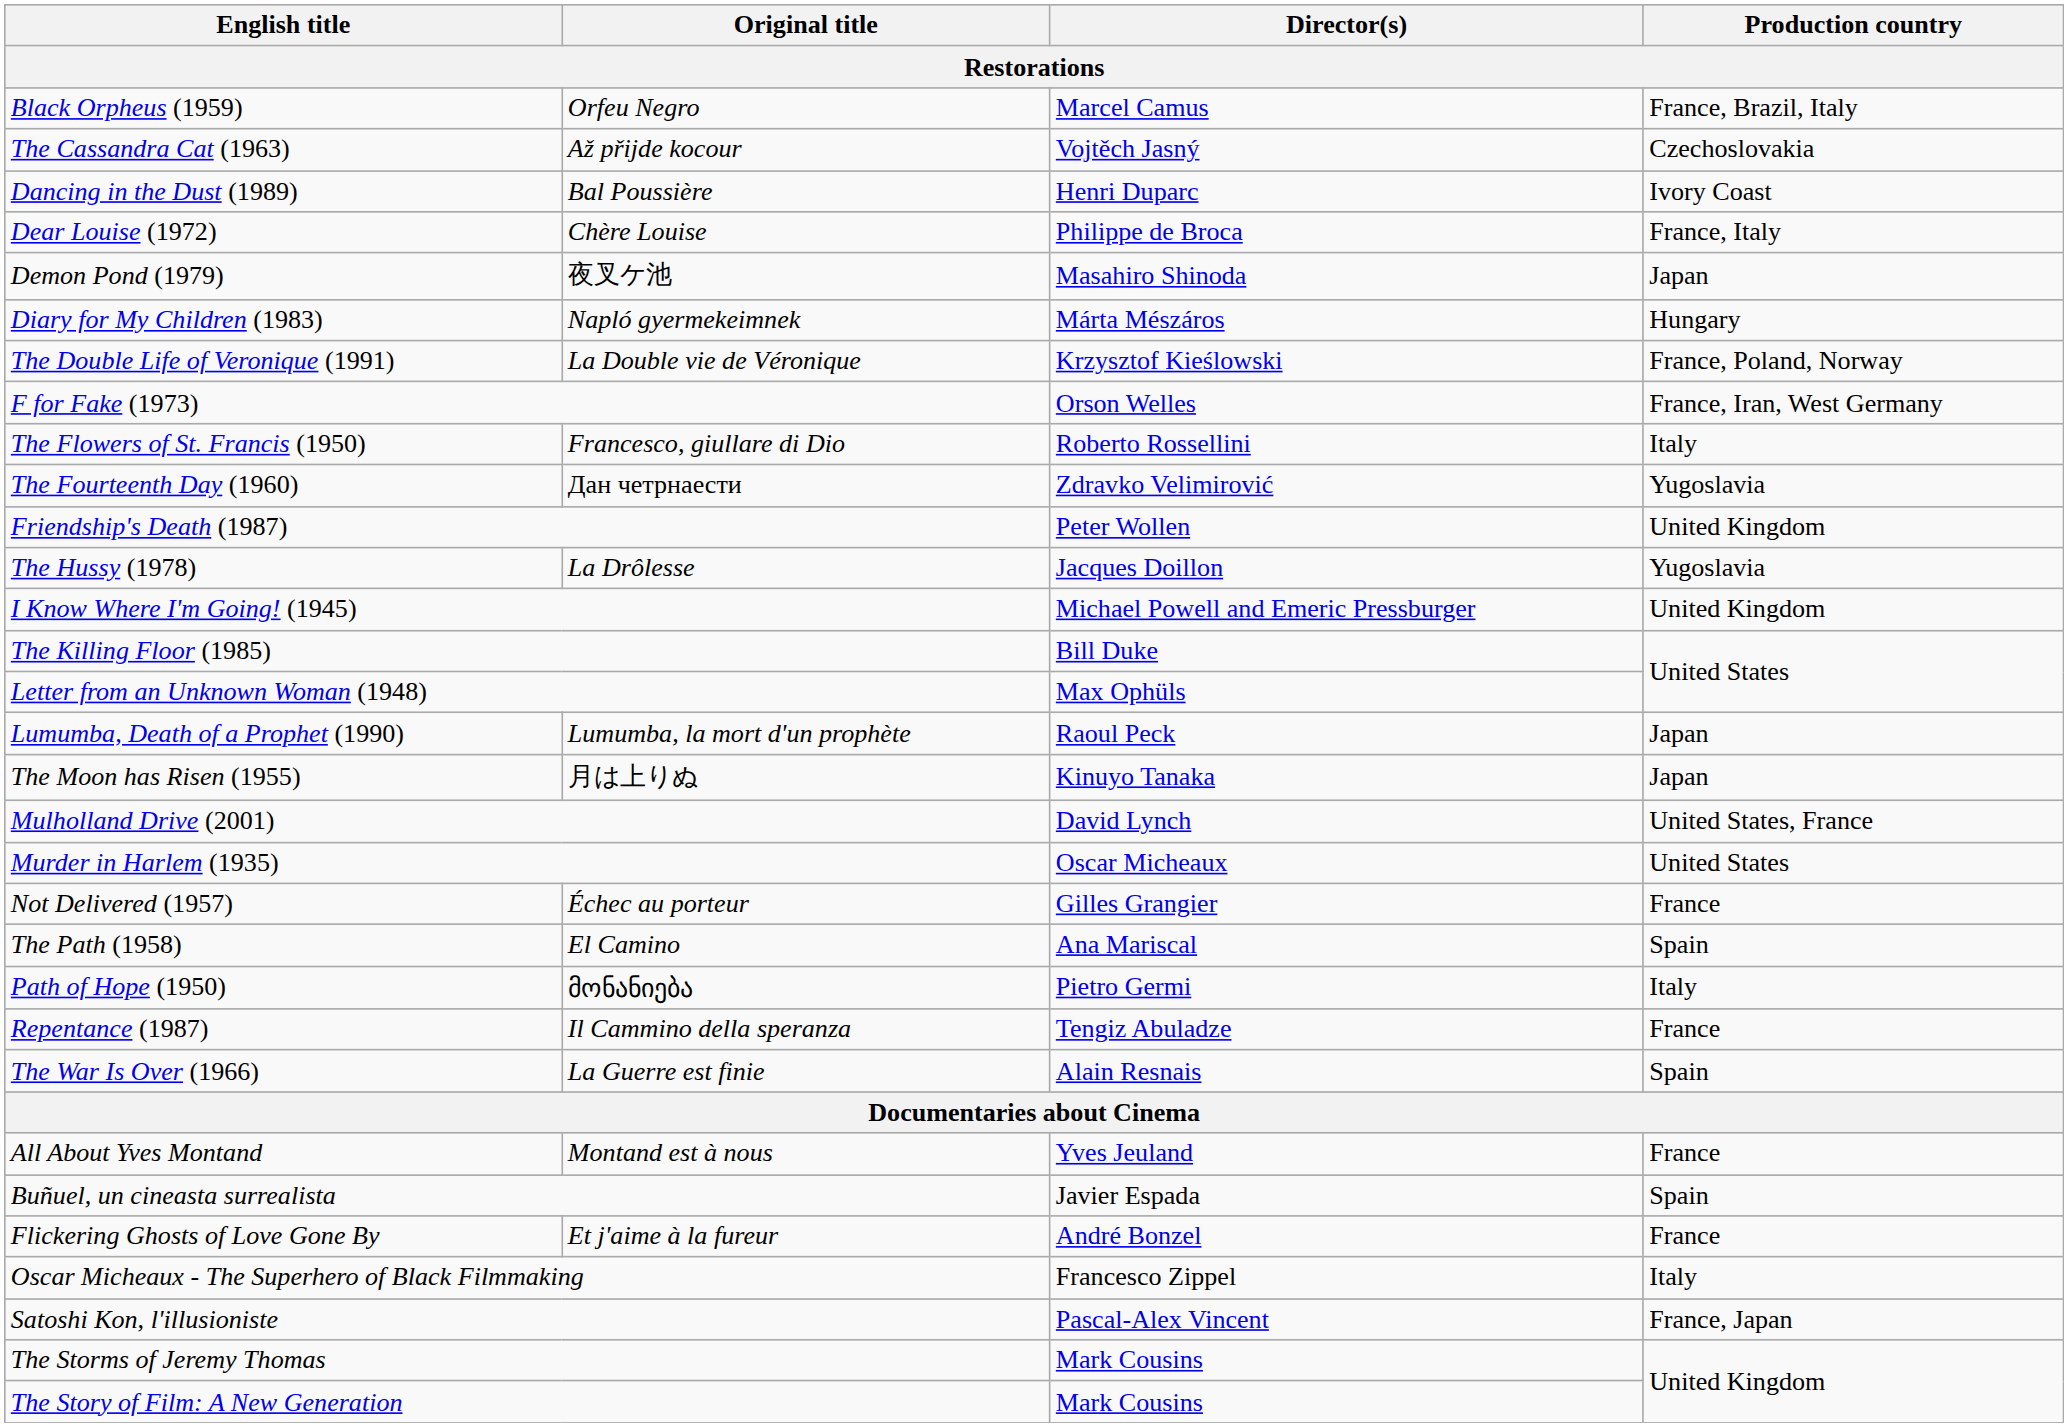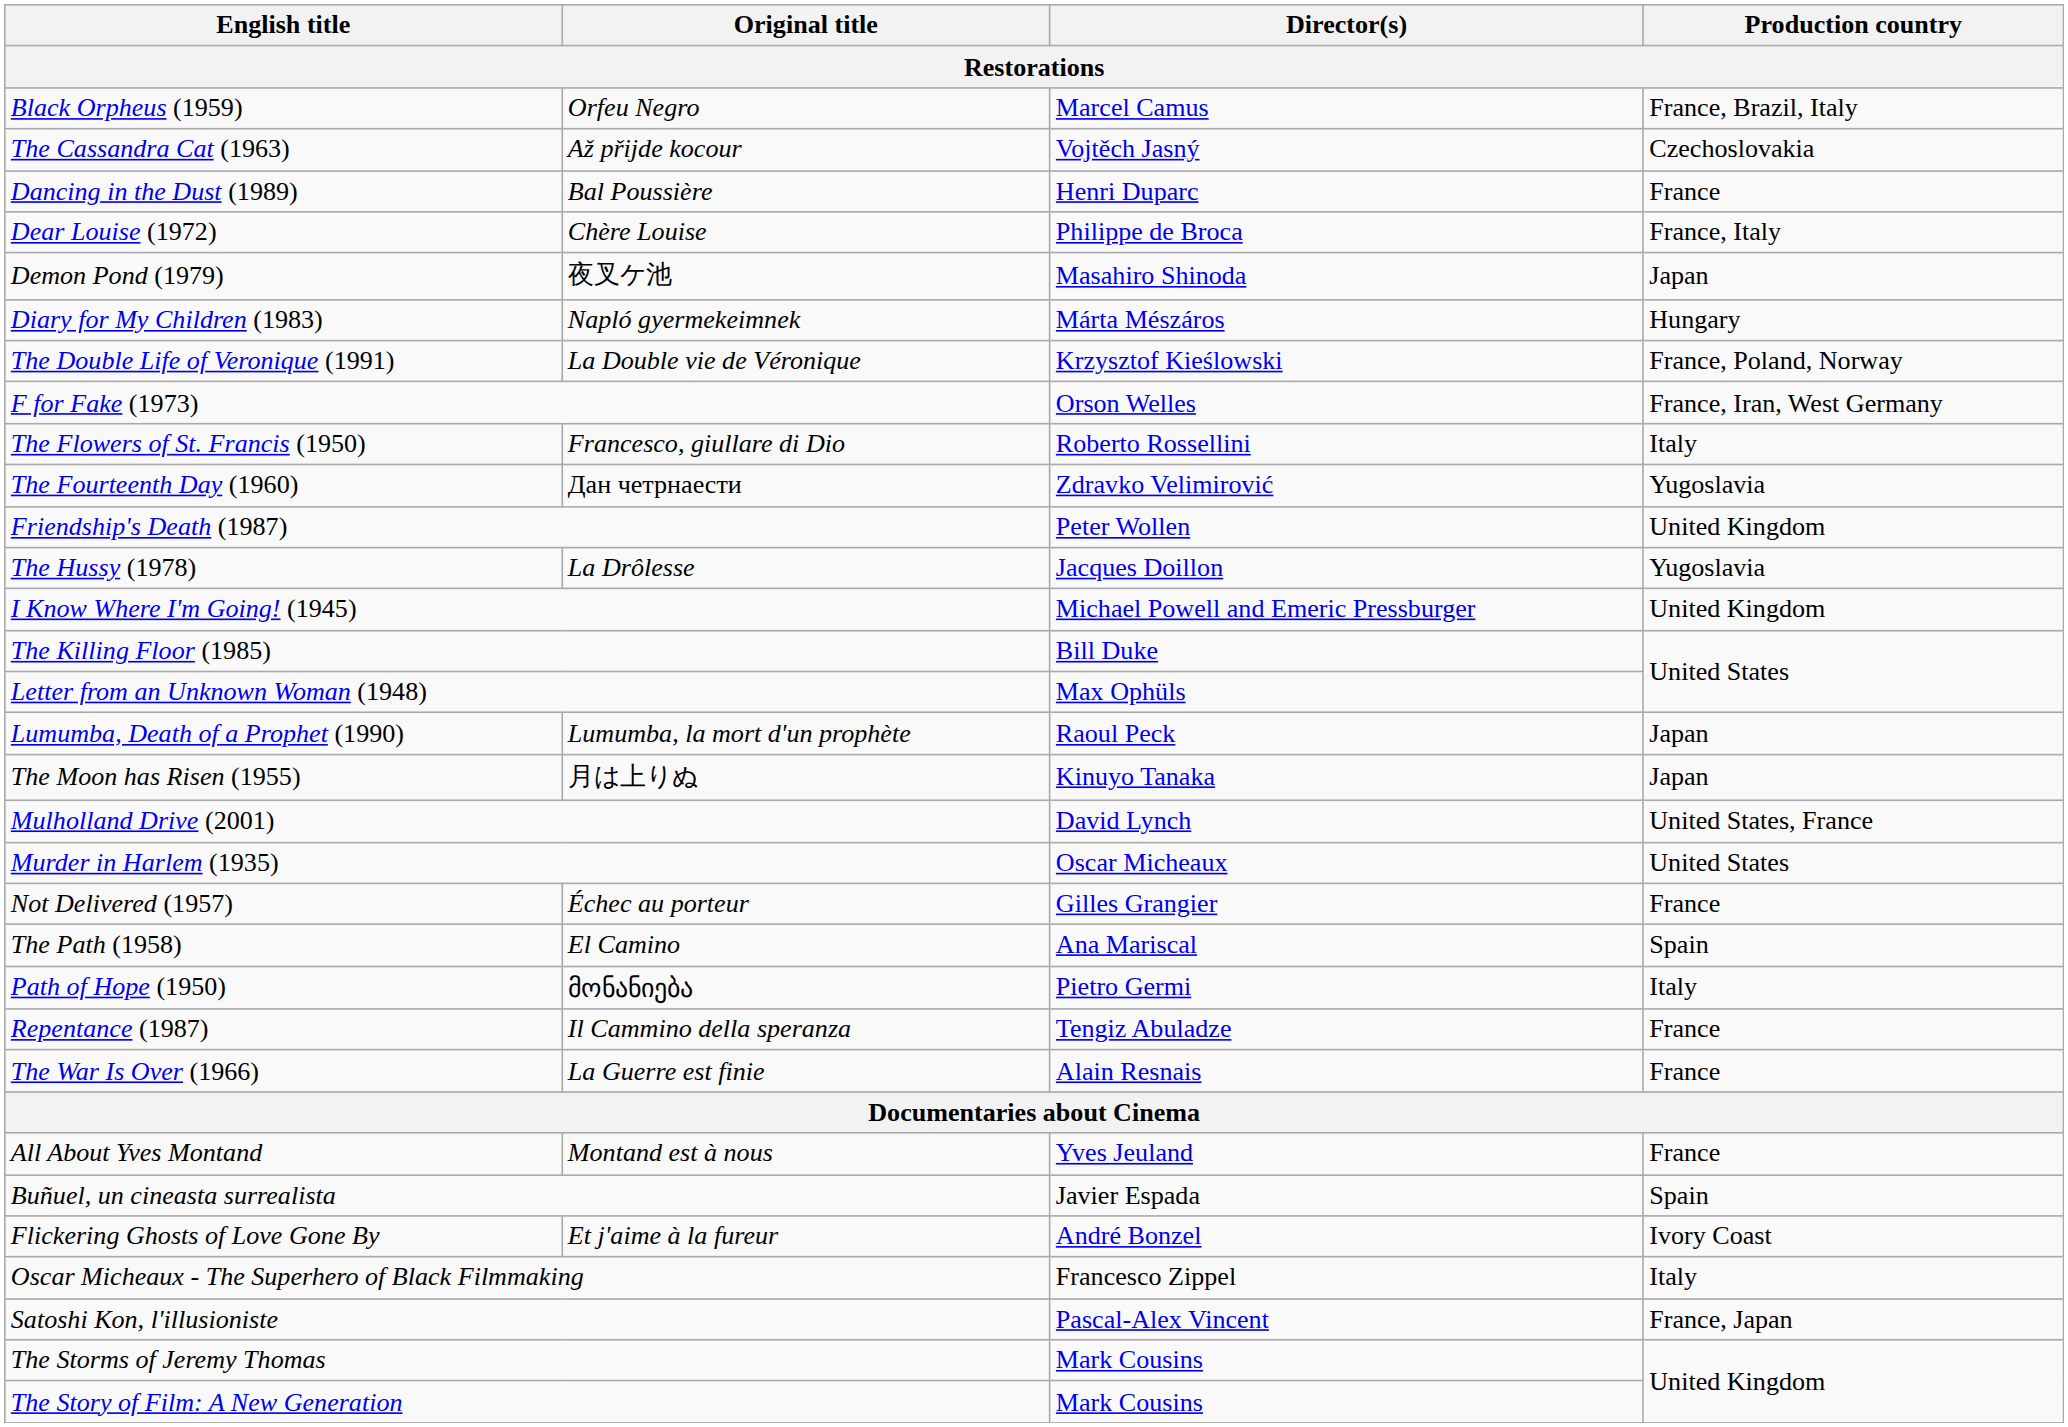(1710, 190) Ivory Coast -> (1685, 190) France
(1679, 1070) Spain -> (1685, 1070) France
(1685, 1236) France -> (1710, 1236) Ivory Coast
